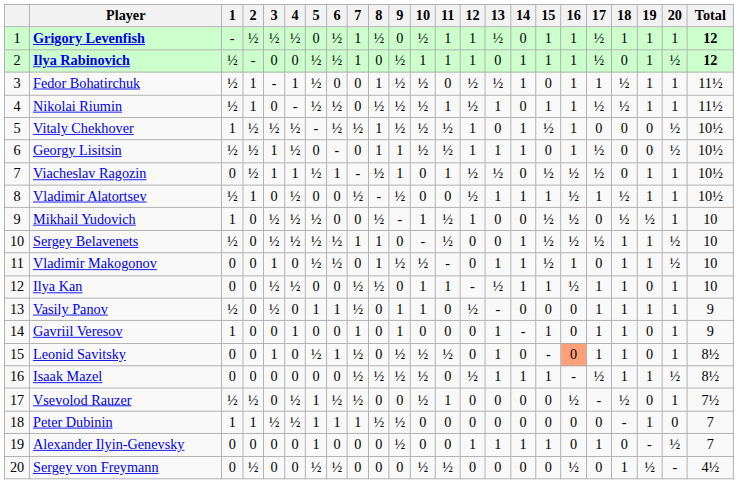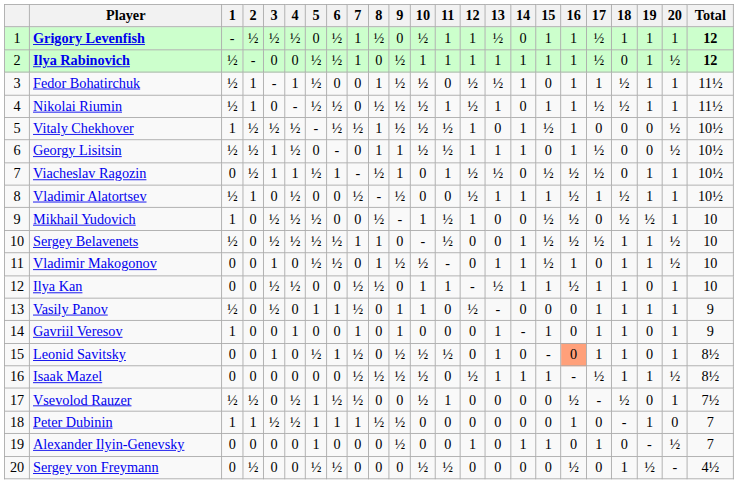(498, 60) 0 -> (498, 60) 1
(574, 422) 0 -> (574, 422) 1
(498, 444) 1 -> (498, 444) 0
